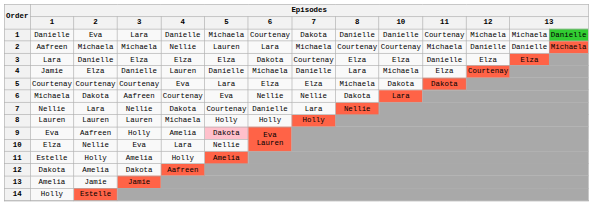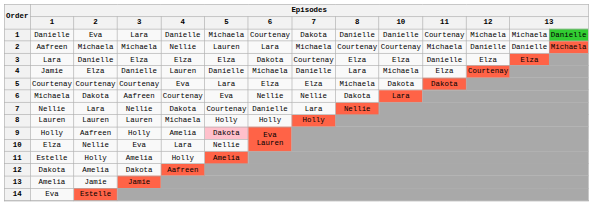(52, 133) Eva -> (52, 133) Holly
(52, 194) Holly -> (52, 194) Eva
